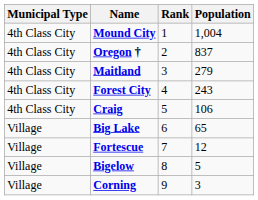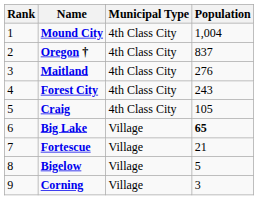columns swapped: (175, 14) <-> (47, 14)
(204, 71) 279 -> (204, 71) 276
(204, 109) 106 -> (204, 109) 105
(201, 128) normal -> (201, 128) bold
(201, 147) 12 -> (201, 147) 21
